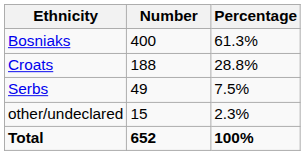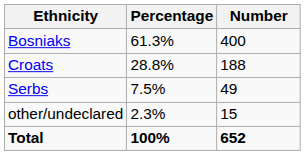columns swapped: (169, 16) <-> (256, 16)
